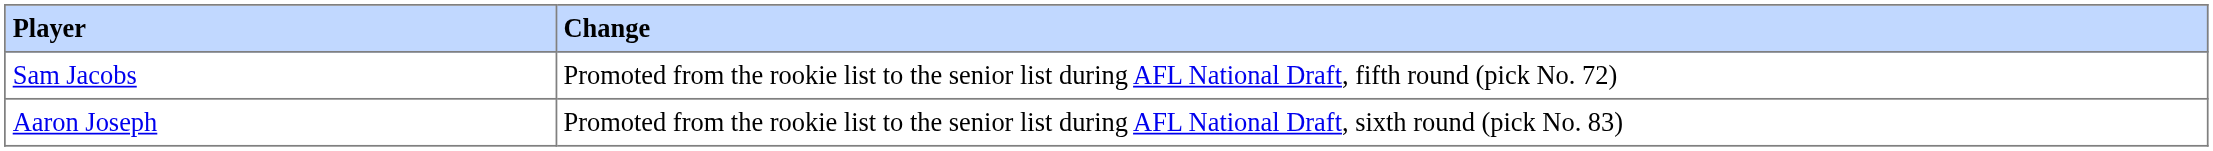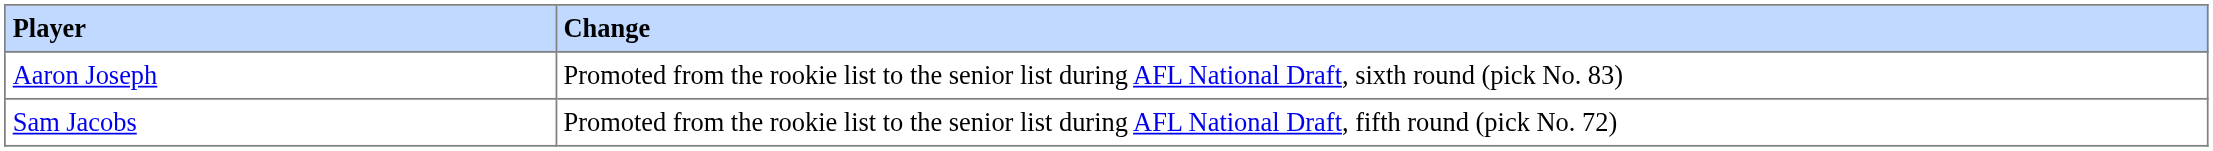rows swapped: (75, 74) <-> (85, 121)
